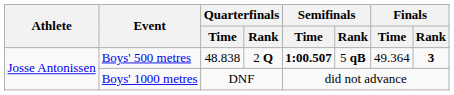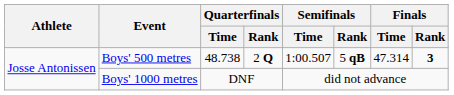(222, 58) 48.838 -> (222, 58) 48.738
(308, 58) bold -> (308, 58) normal
(392, 58) 49.364 -> (391, 58) 47.314
